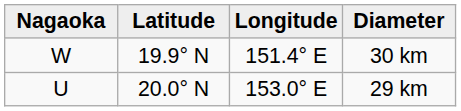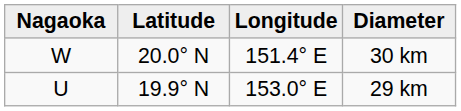(174, 55) 19.9° N -> (174, 55) 20.0° N
(174, 88) 20.0° N -> (174, 88) 19.9° N
